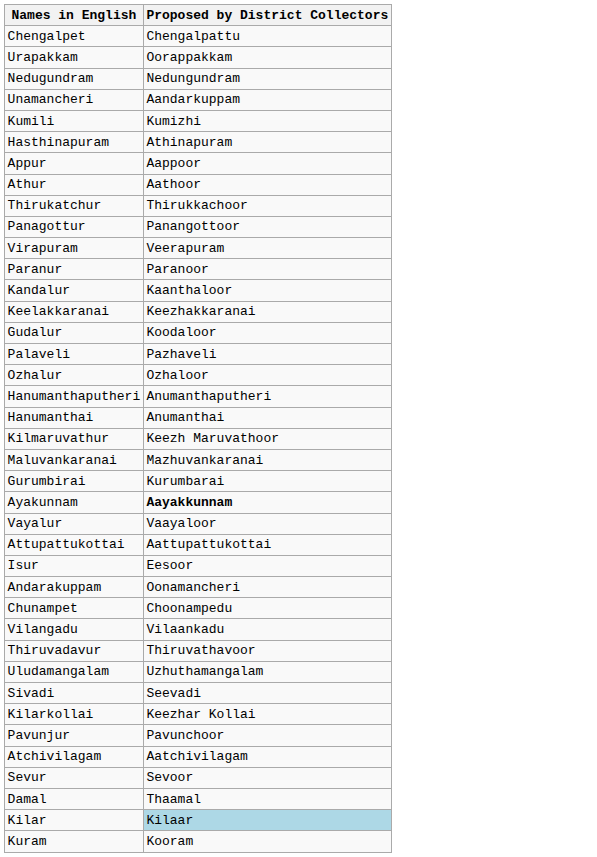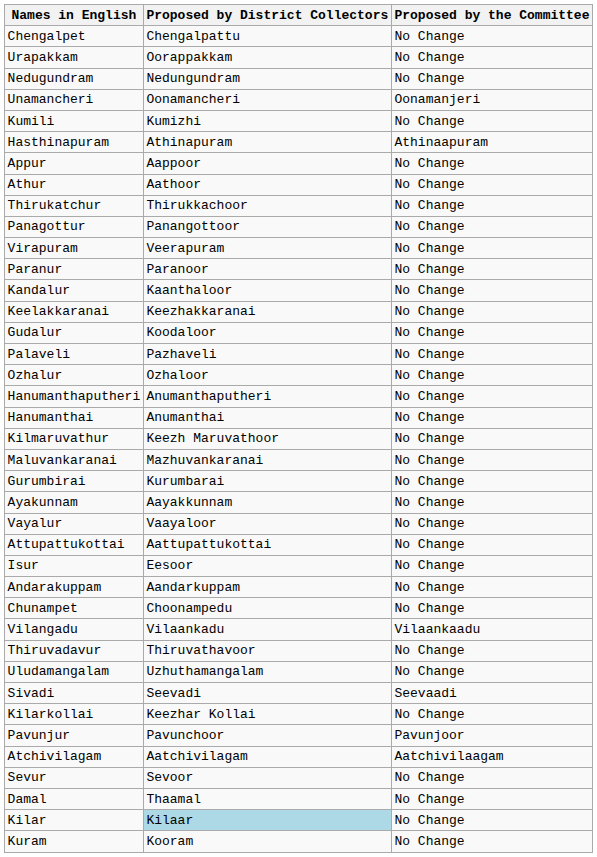+ column: (492, 15)
(193, 100) Aandarkuppam -> (193, 100) Oonamancheri
(189, 502) bold -> (189, 502) normal
(193, 587) Oonamancheri -> (193, 587) Aandarkuppam
